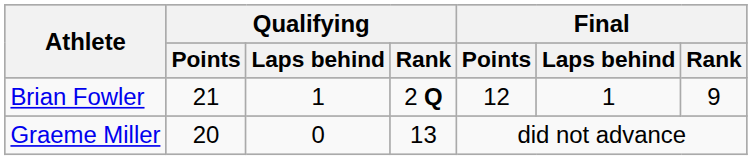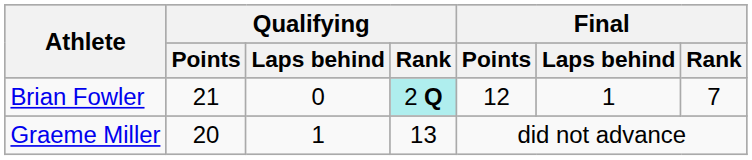(318, 98) 1 -> (318, 98) 0
(423, 98) no background -> (423, 98) paleturquoise background
(714, 98) 9 -> (714, 98) 7
(318, 135) 0 -> (318, 135) 1
